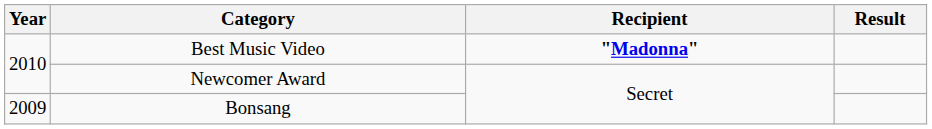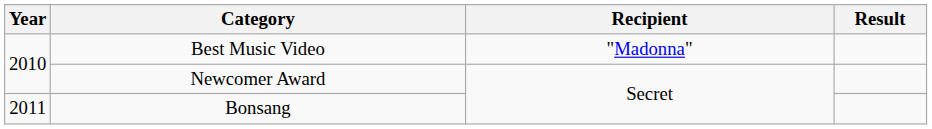(650, 49) bold -> (650, 49) normal
(28, 108) 2009 -> (28, 108) 2011
